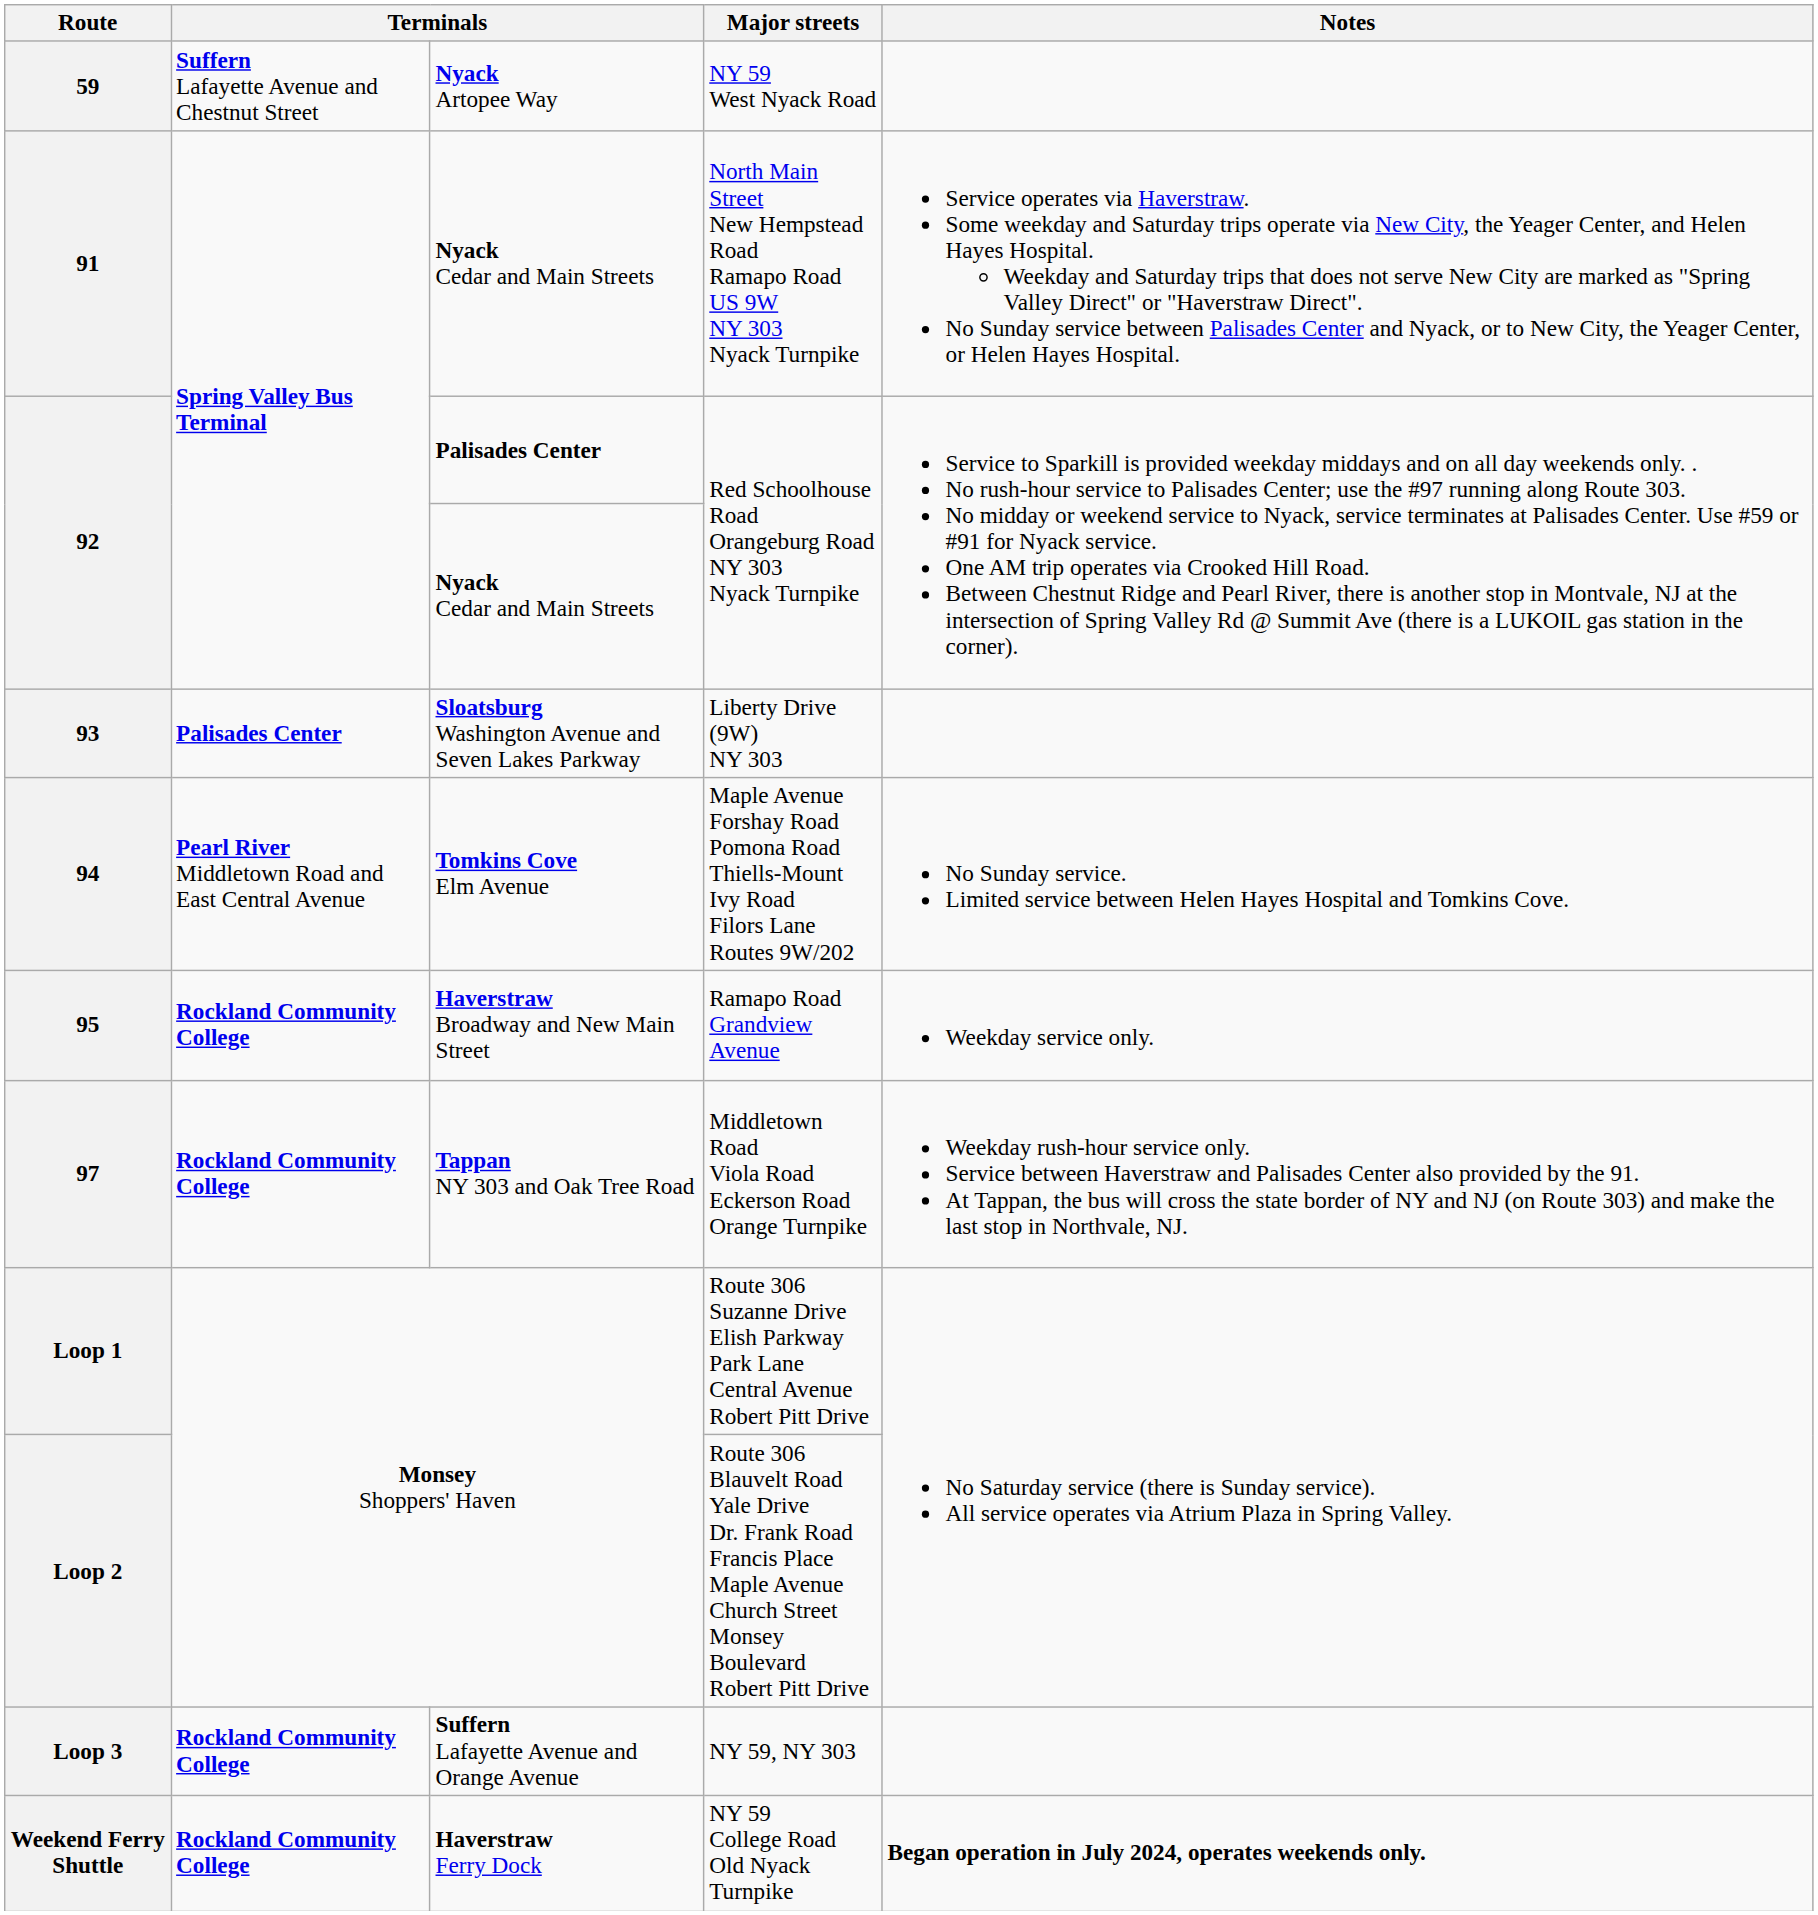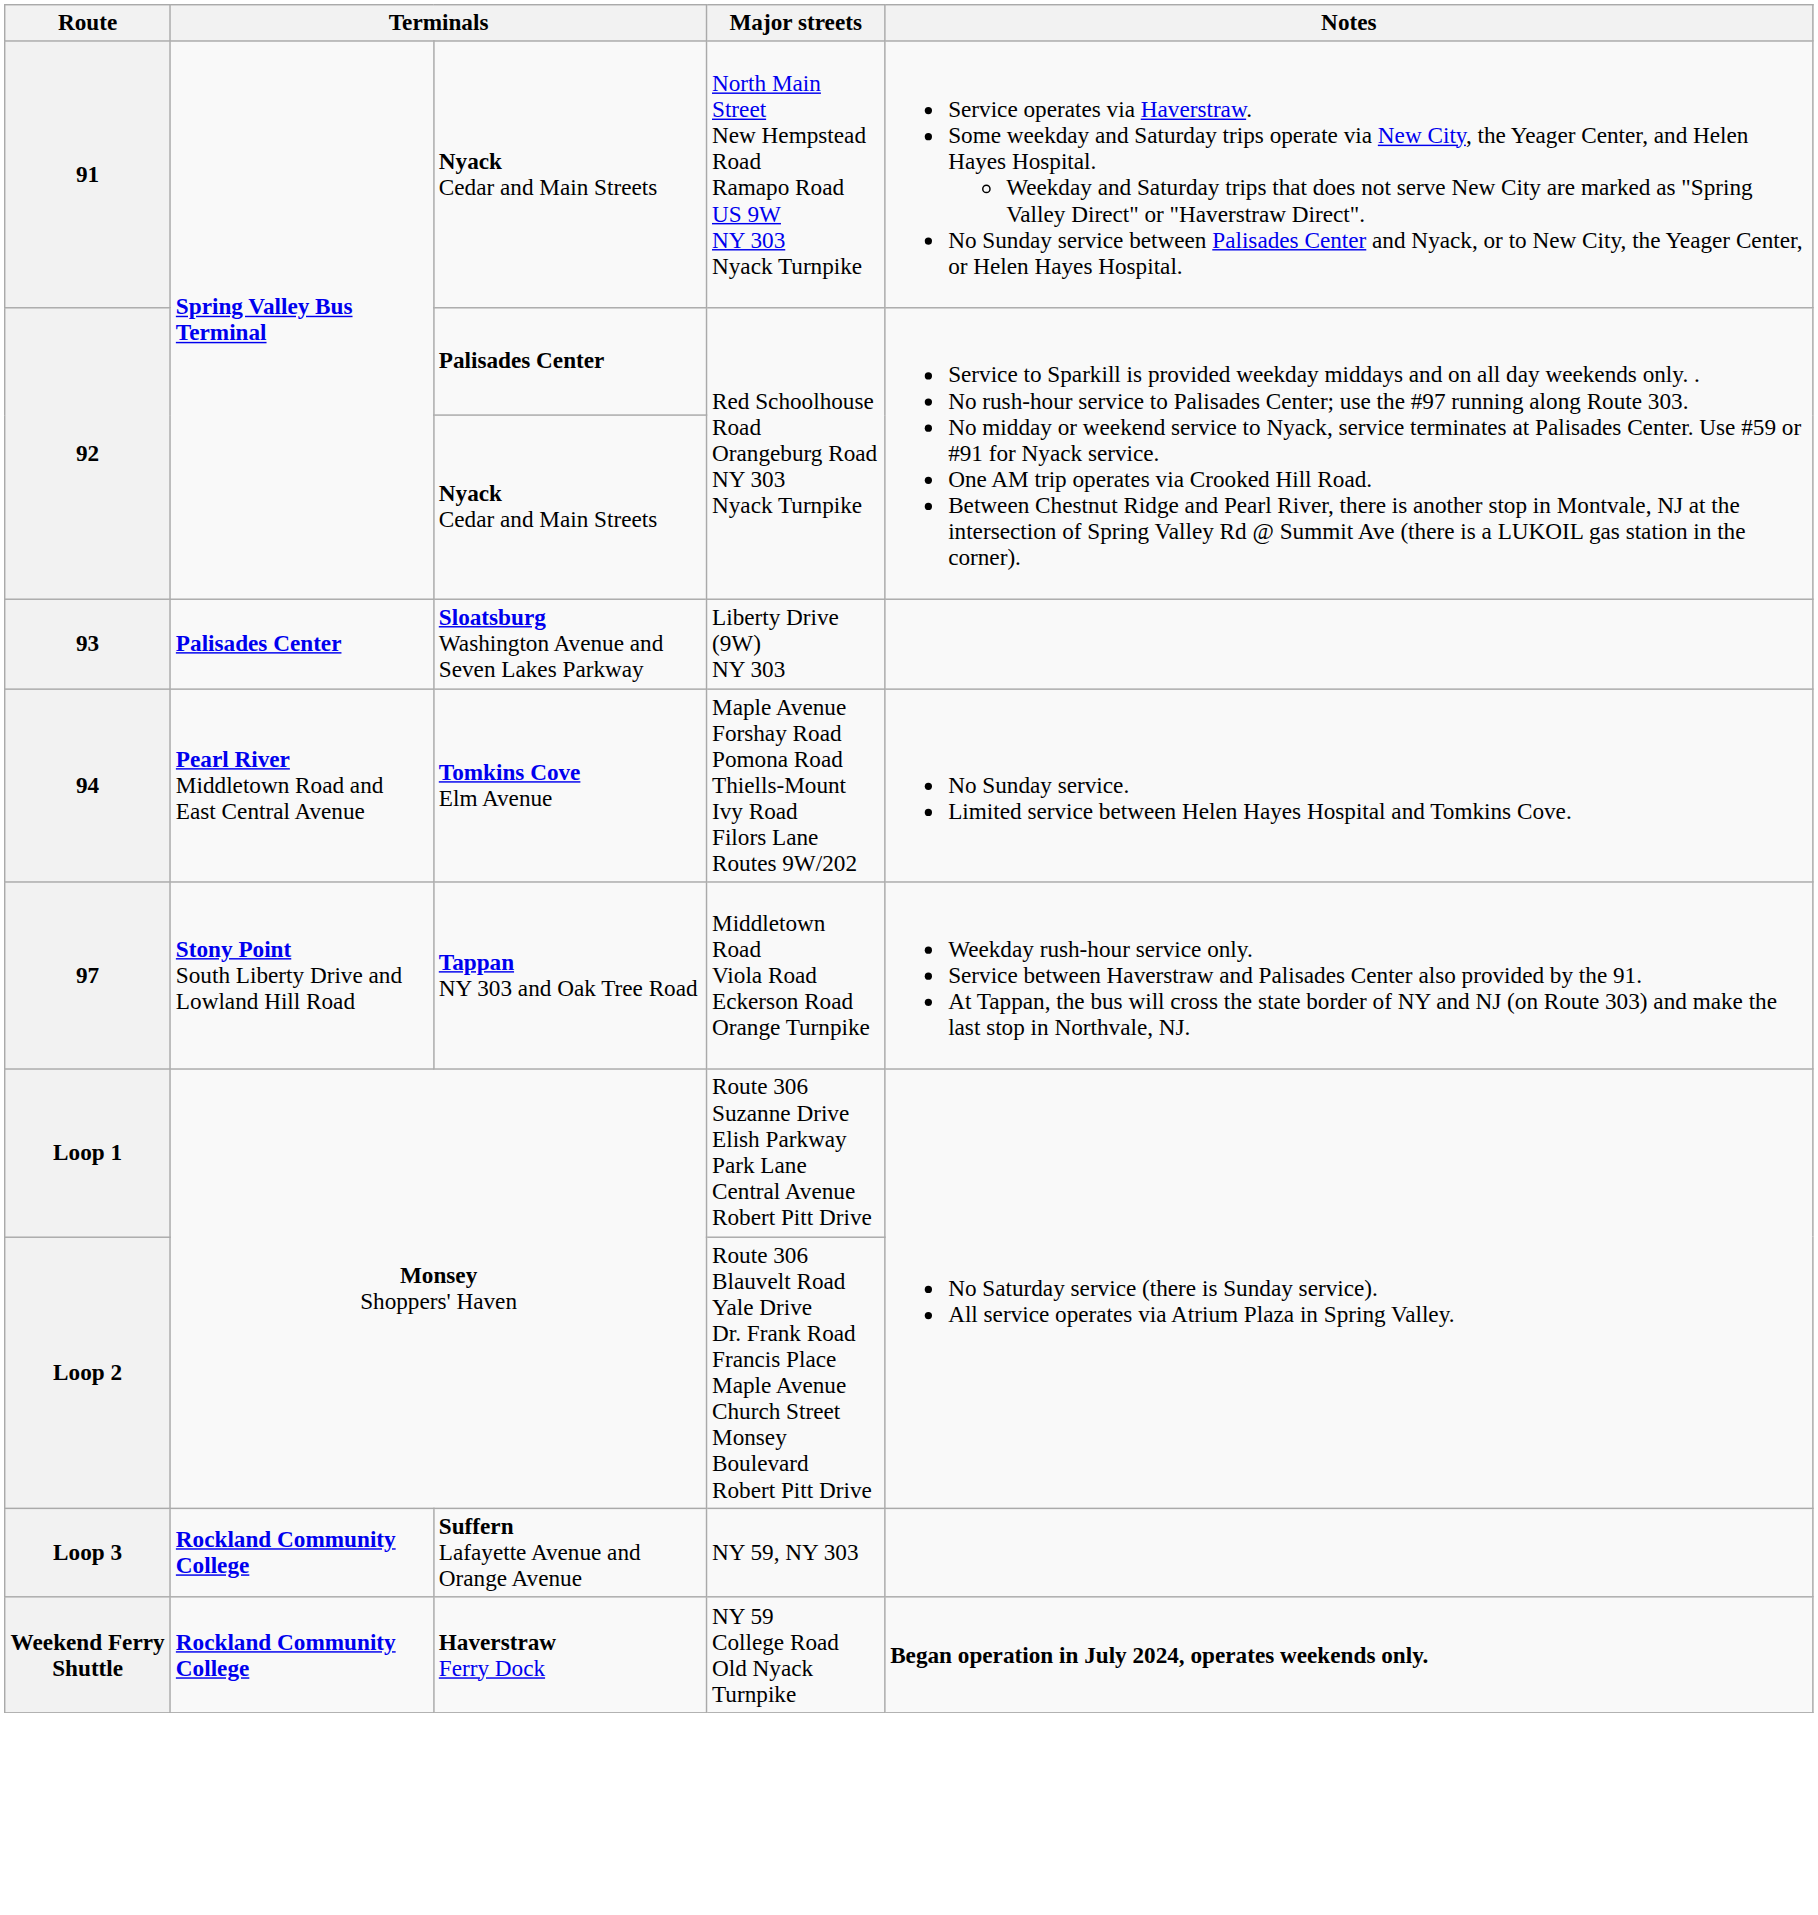- row: (88, 85)
- row: (88, 1025)
(286, 1173) Rockland Community College -> (289, 975) Stony Point South Liberty Drive and Lowland Hill Road
